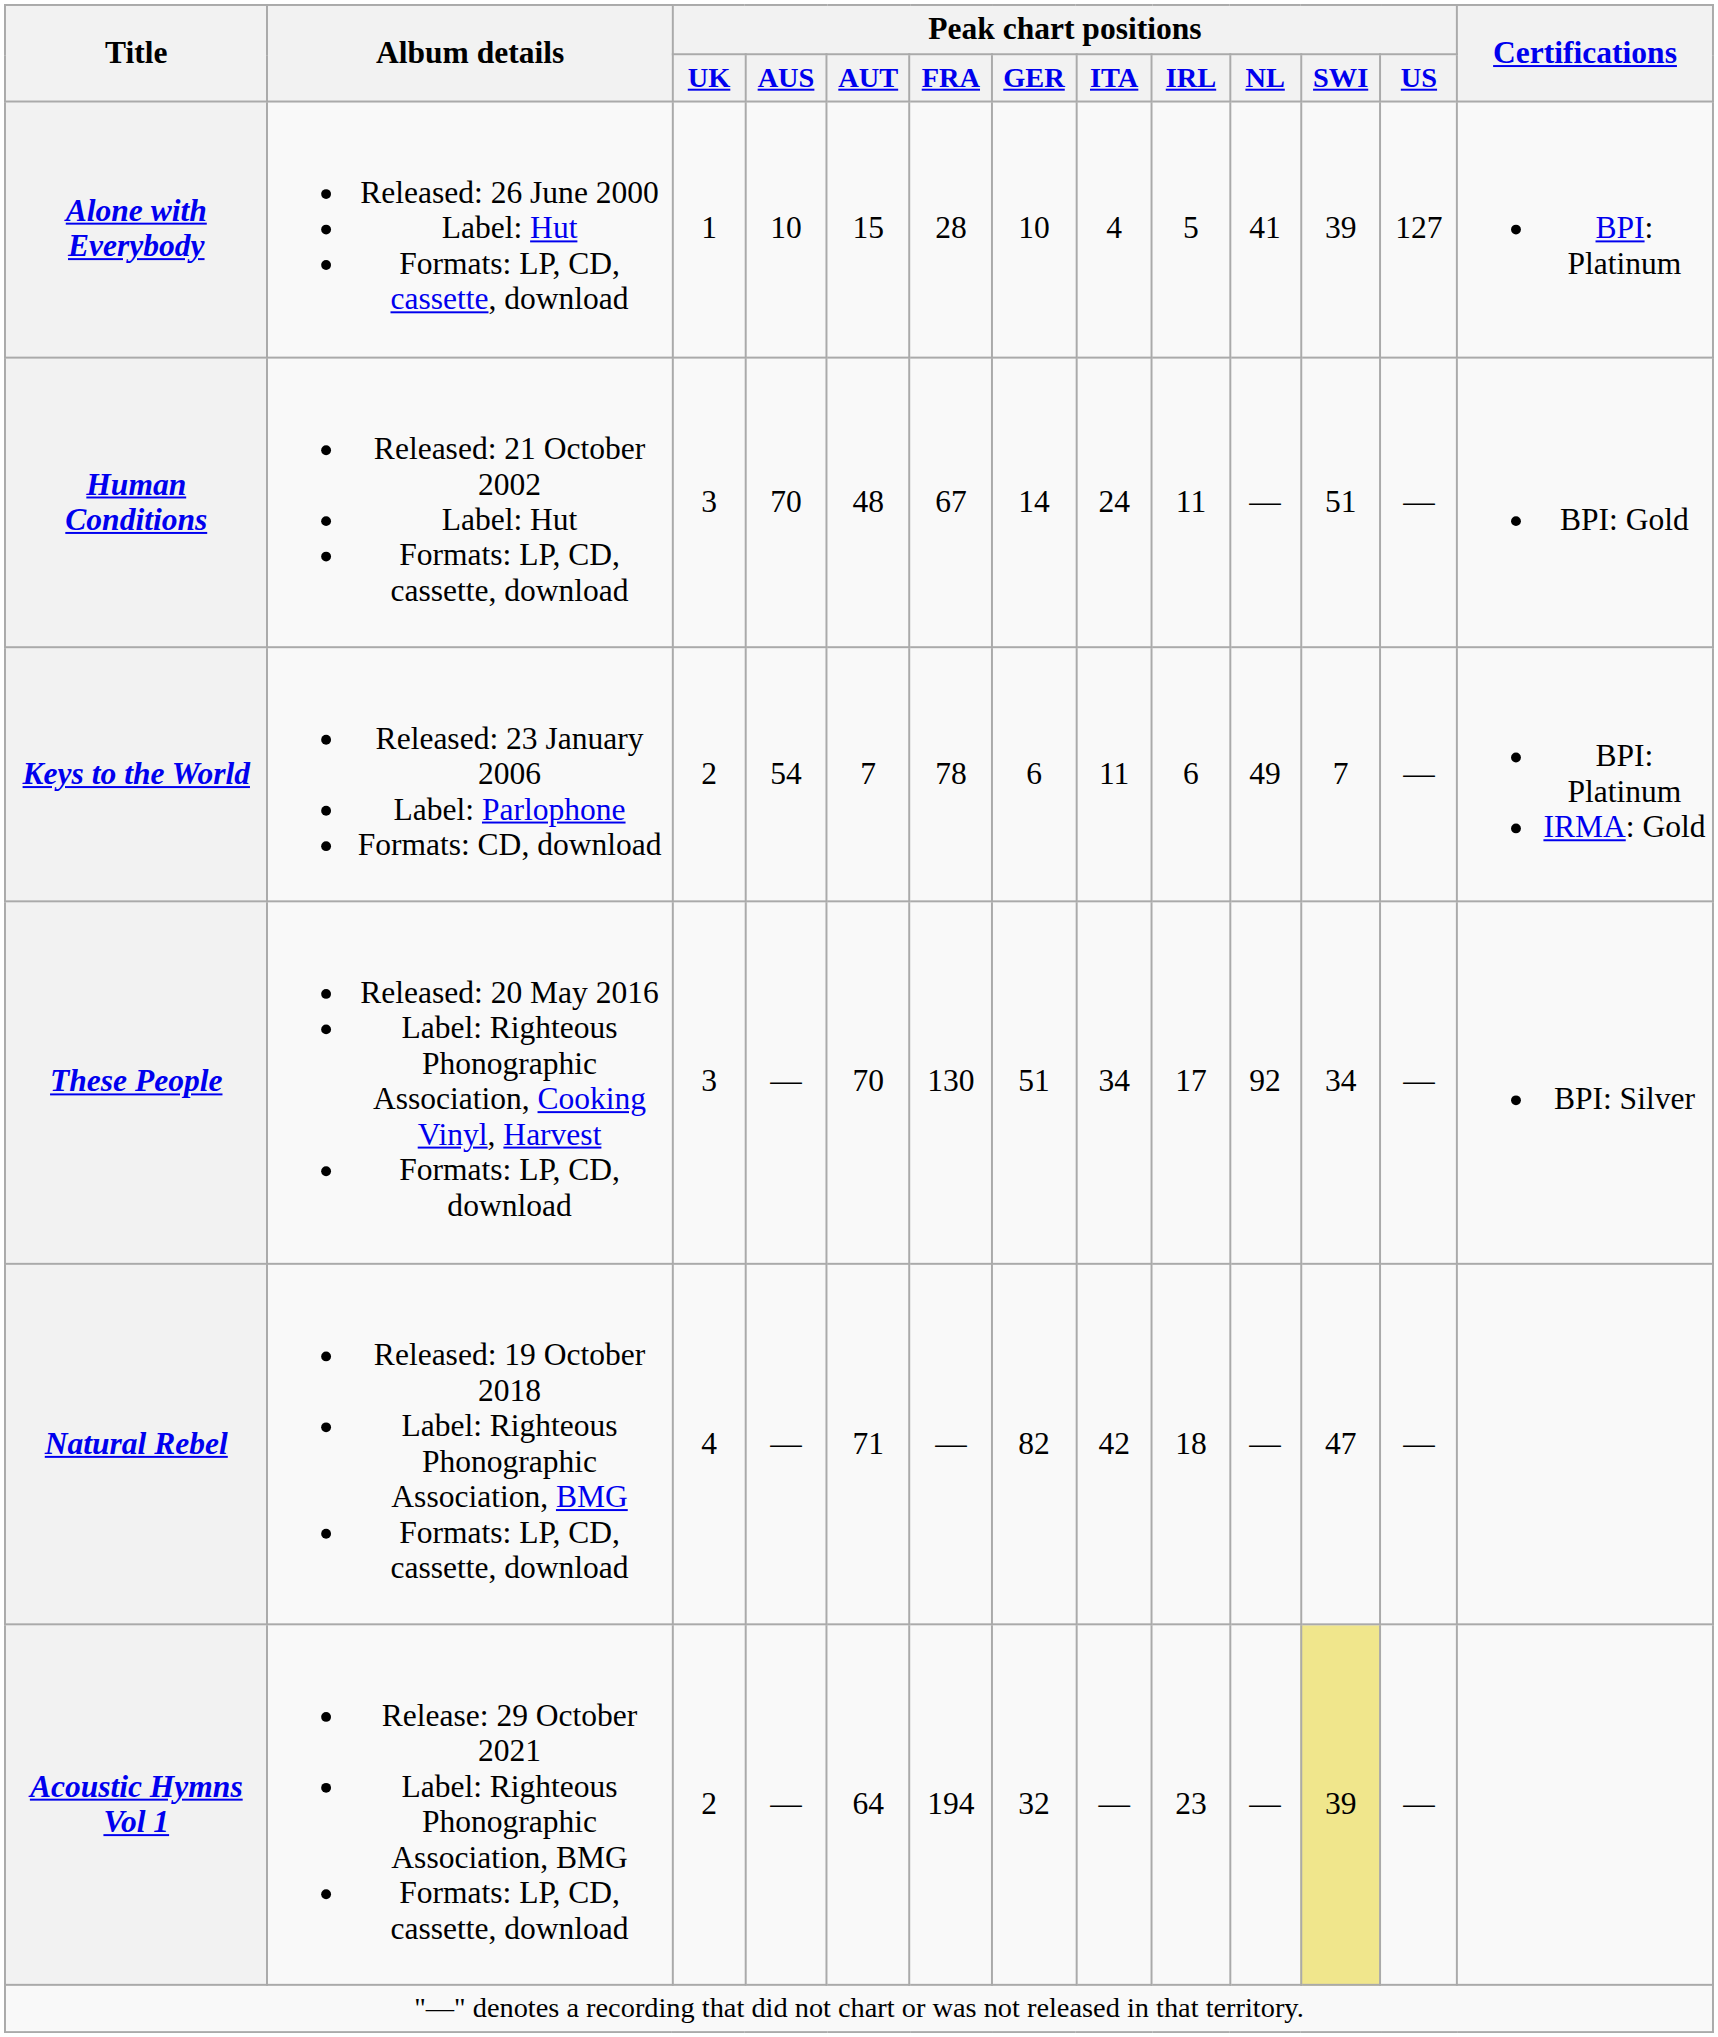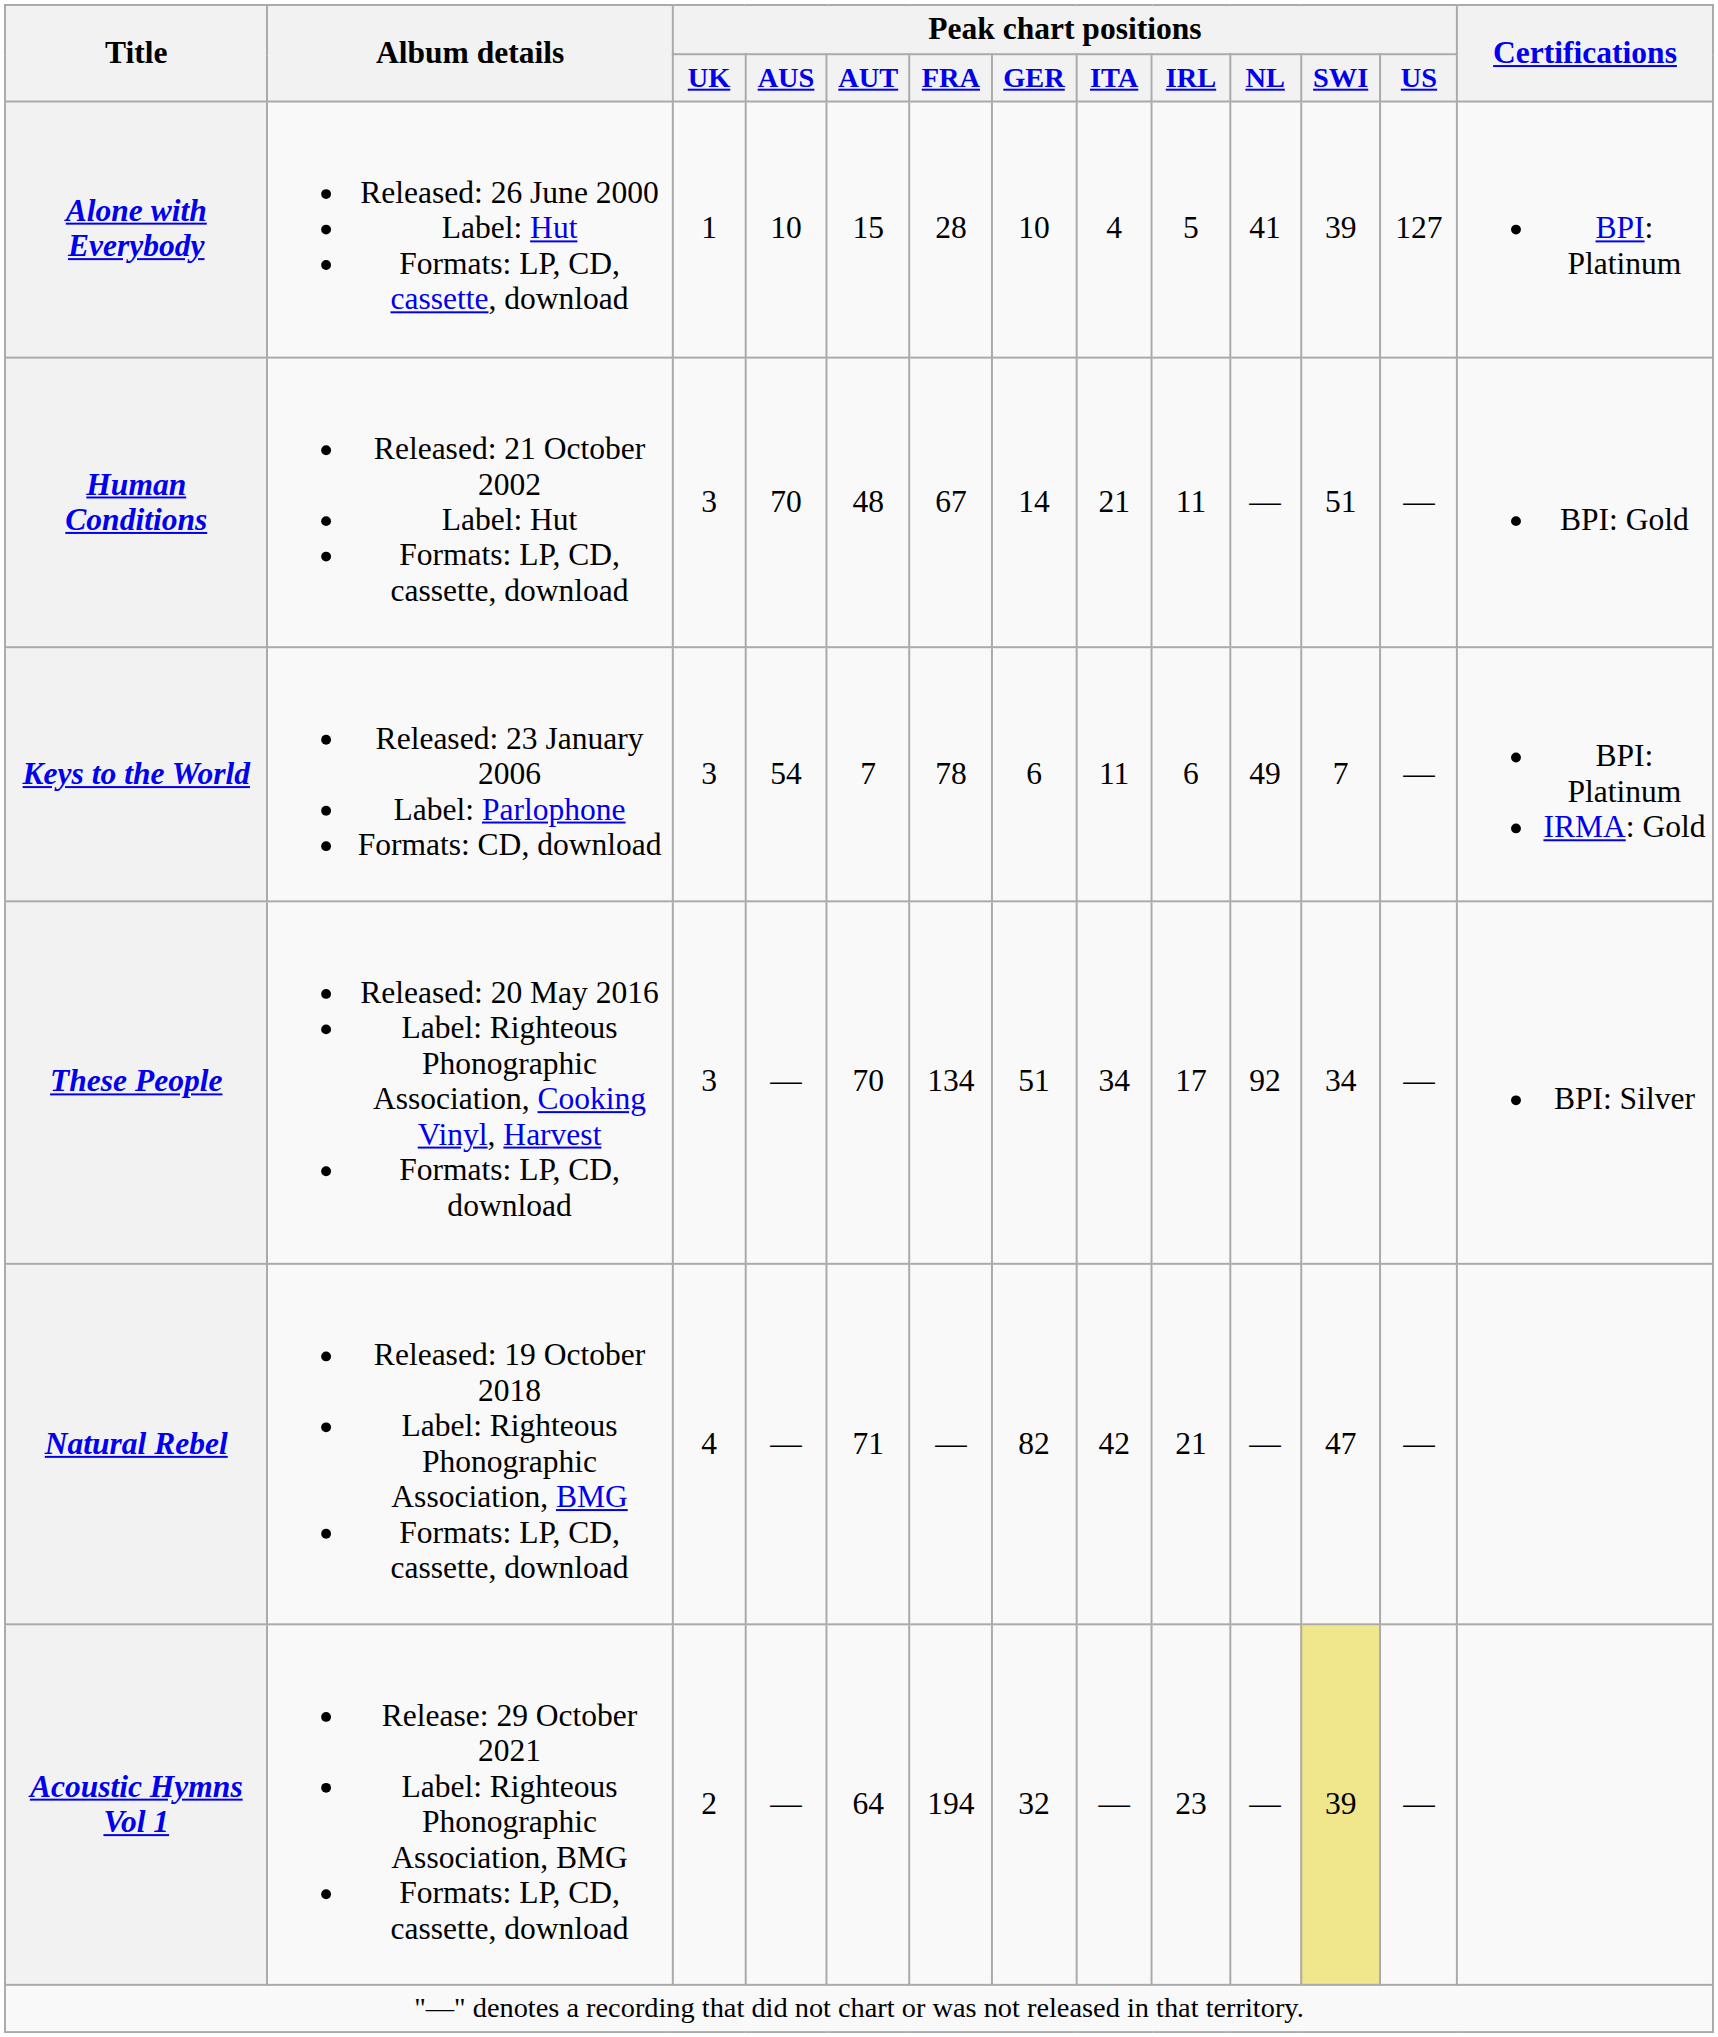(1114, 501) 24 -> (1114, 501) 21
(709, 773) 2 -> (709, 773) 3
(951, 1081) 130 -> (951, 1081) 134
(1191, 1443) 18 -> (1191, 1443) 21
